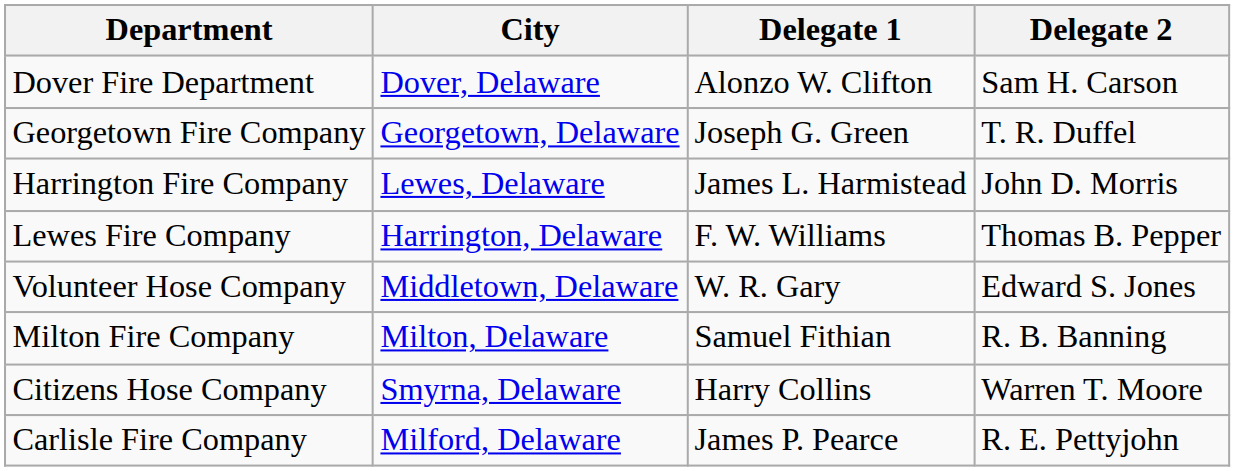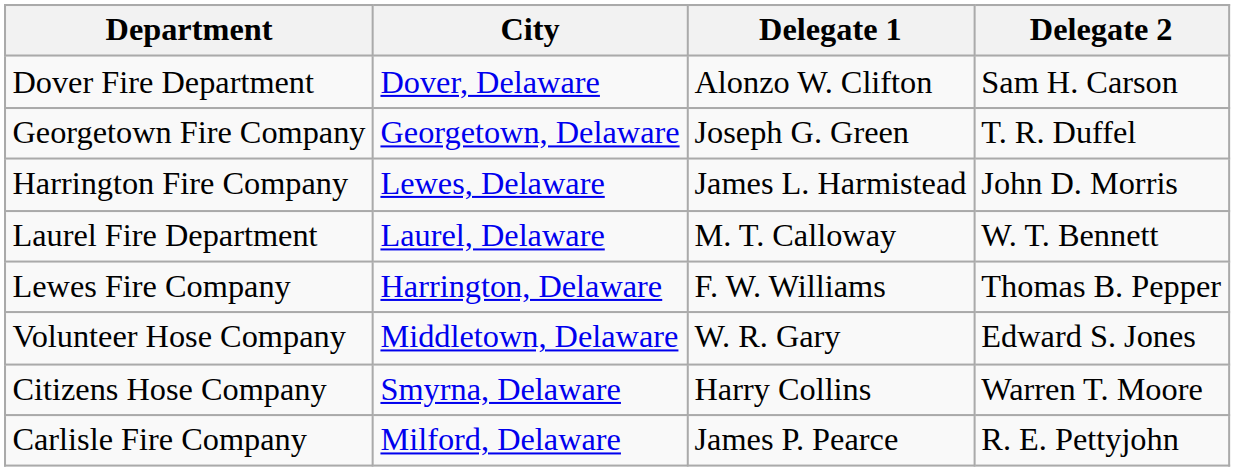+ row: (165, 235)
- row: (153, 337)
